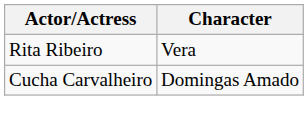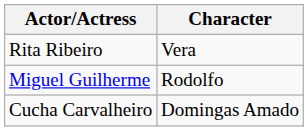+ row: (80, 79)
